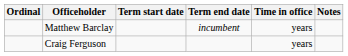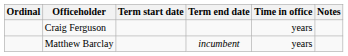rows swapped: (75, 43) <-> (79, 28)
